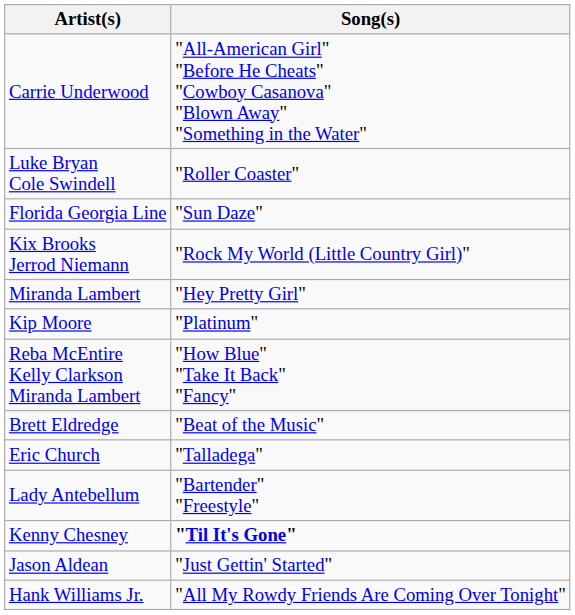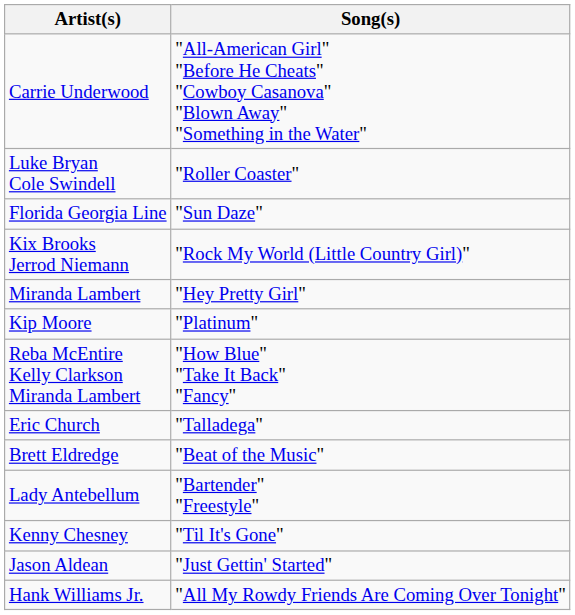rows swapped: (64, 425) <-> (54, 455)
(236, 535) bold -> (229, 535) normal
